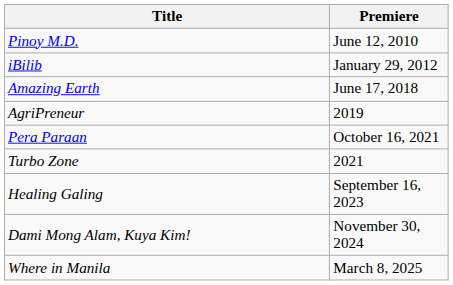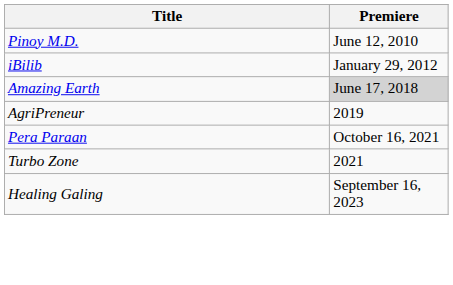(376, 88) no background -> (376, 88) lightgrey background
- row: (99, 235)
- row: (59, 267)
